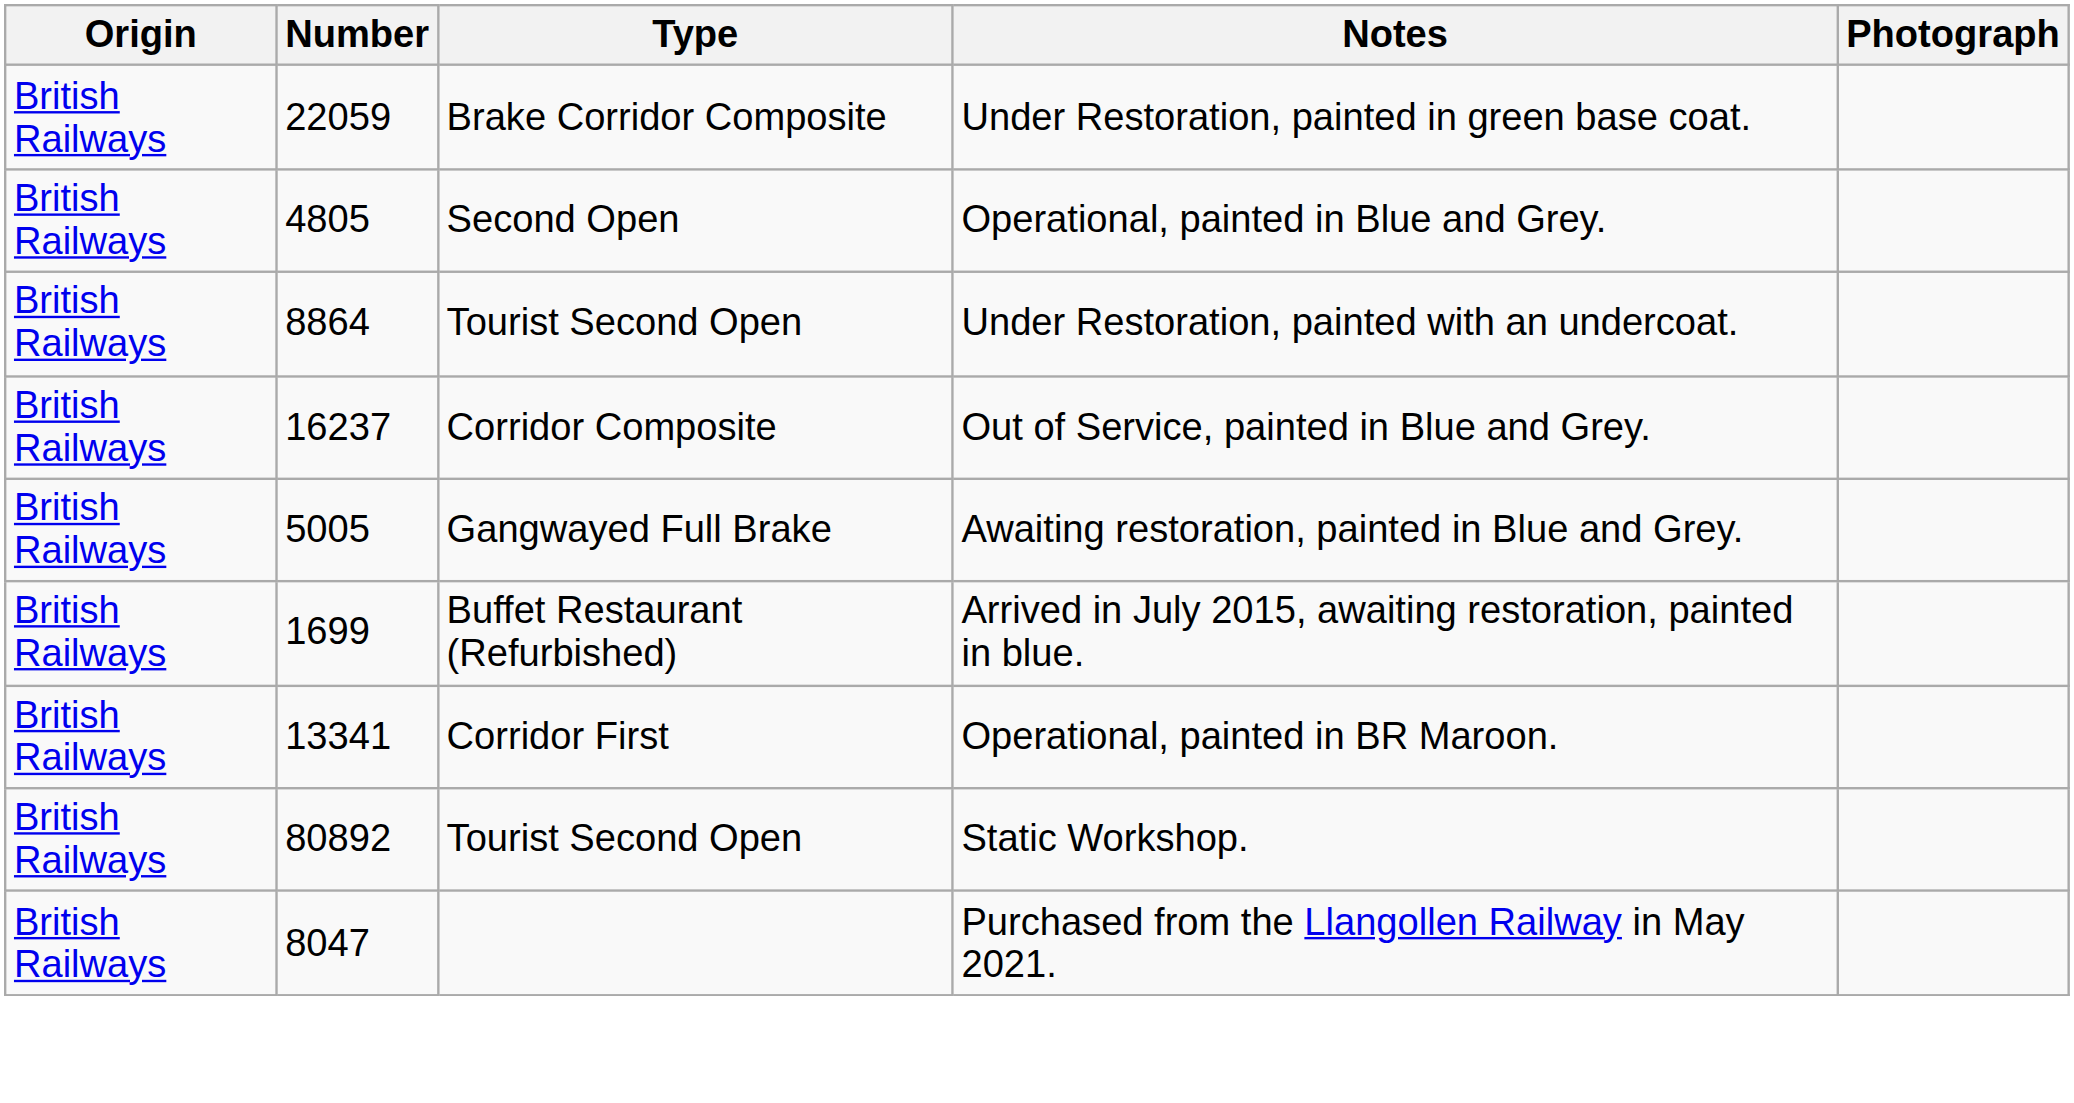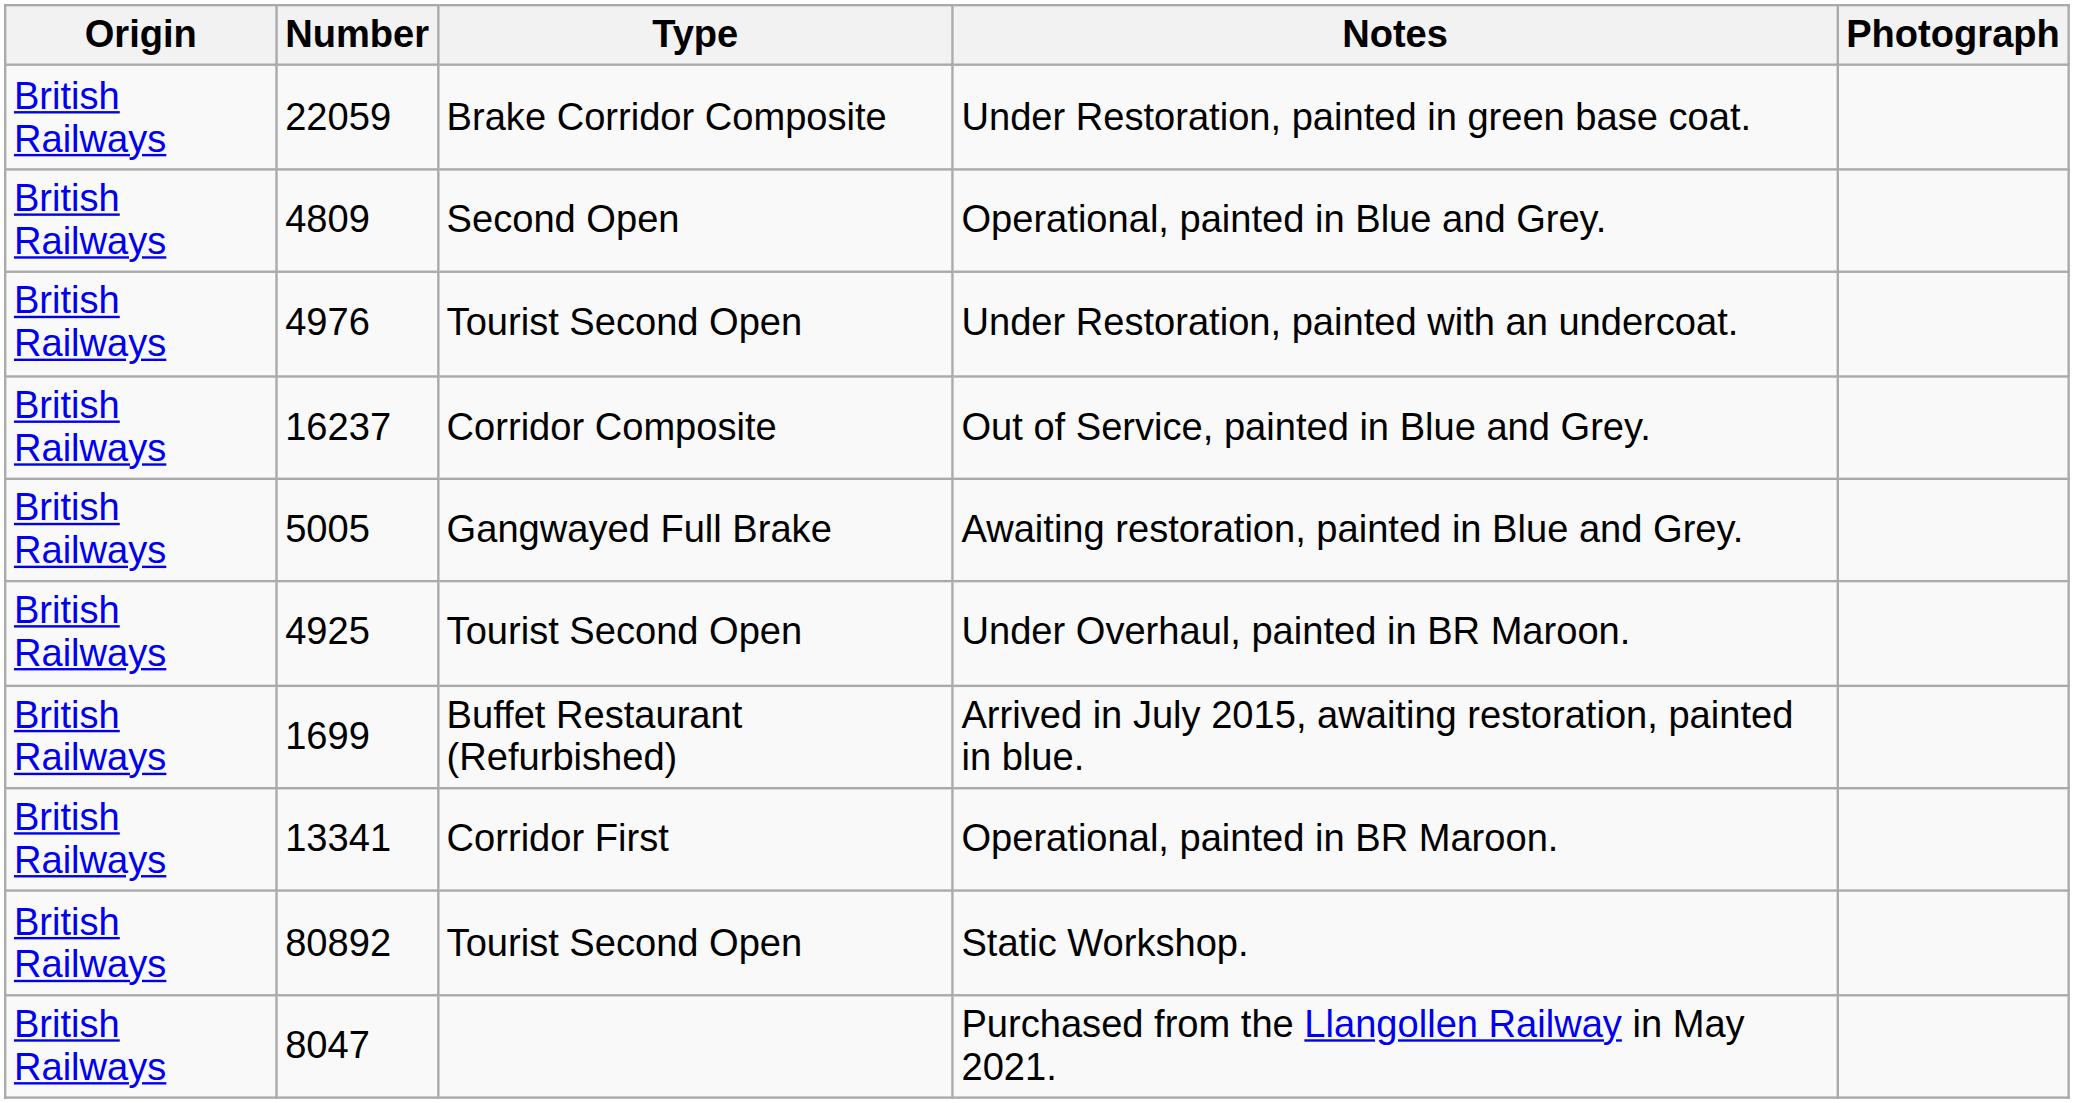(328, 219) 4805 -> (328, 219) 4809
(328, 322) 8864 -> (328, 322) 4976
+ row: (1296, 632)
